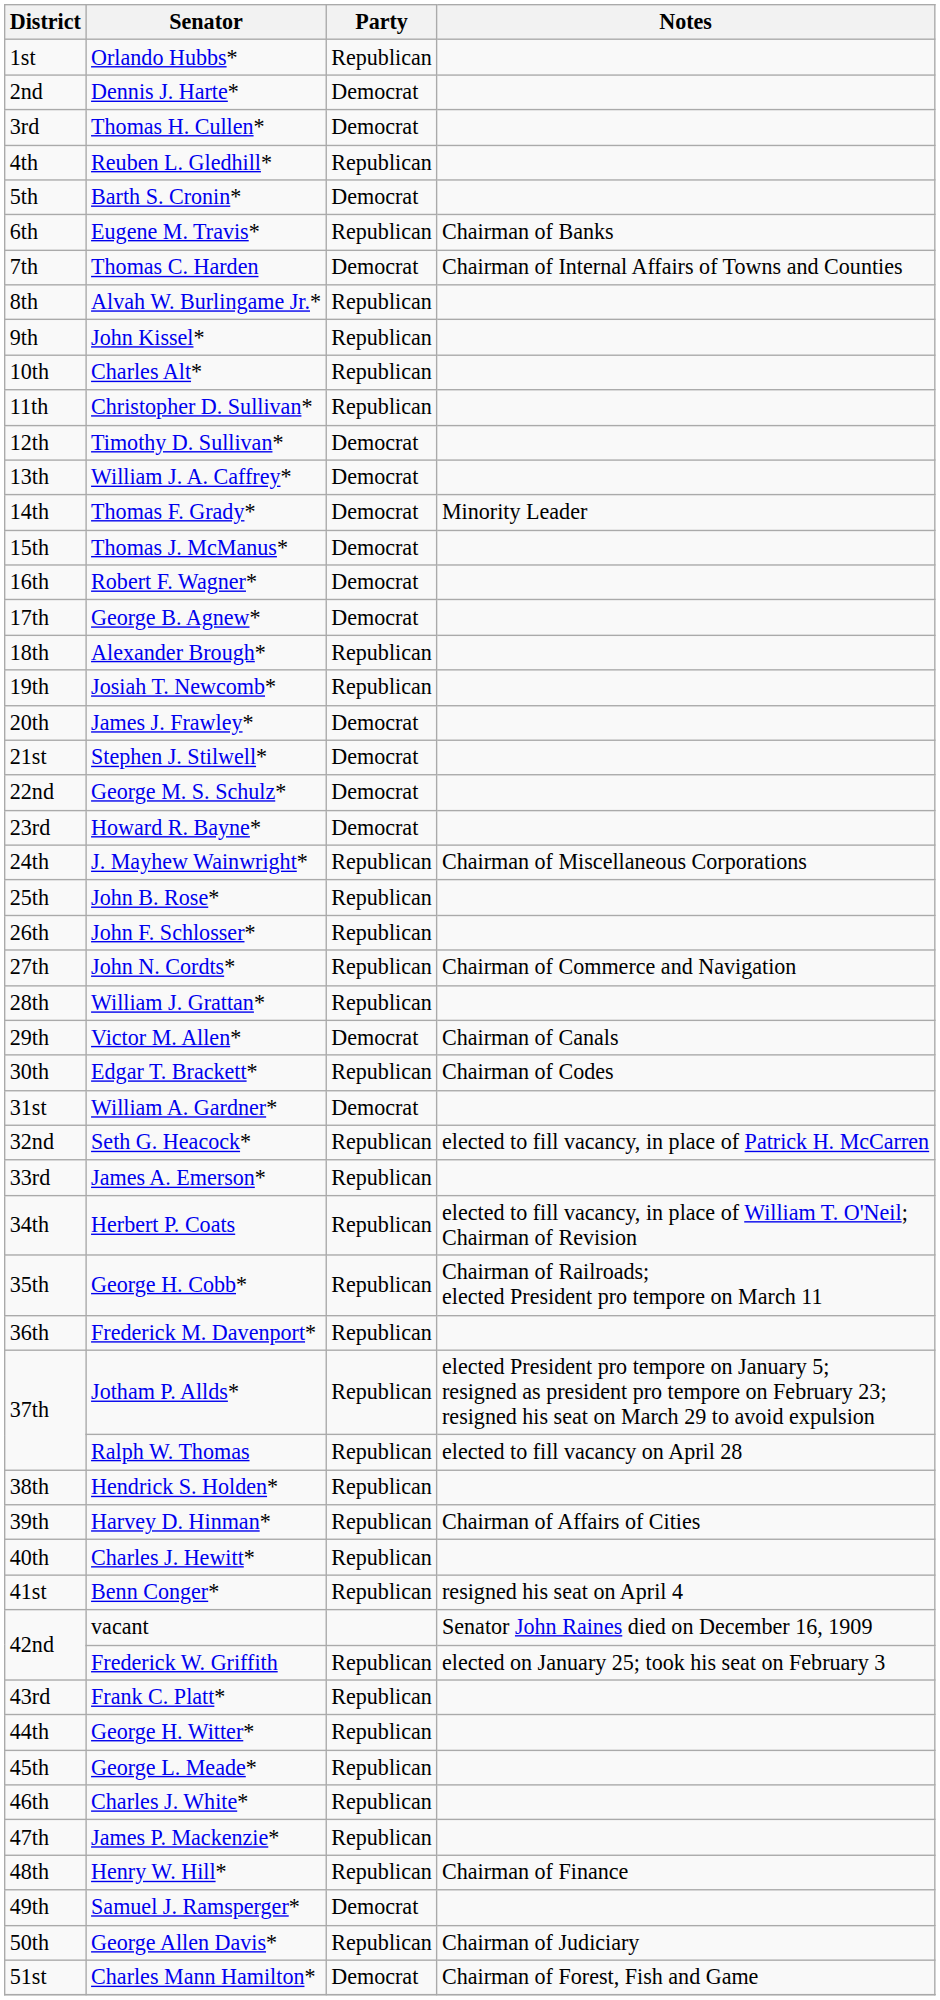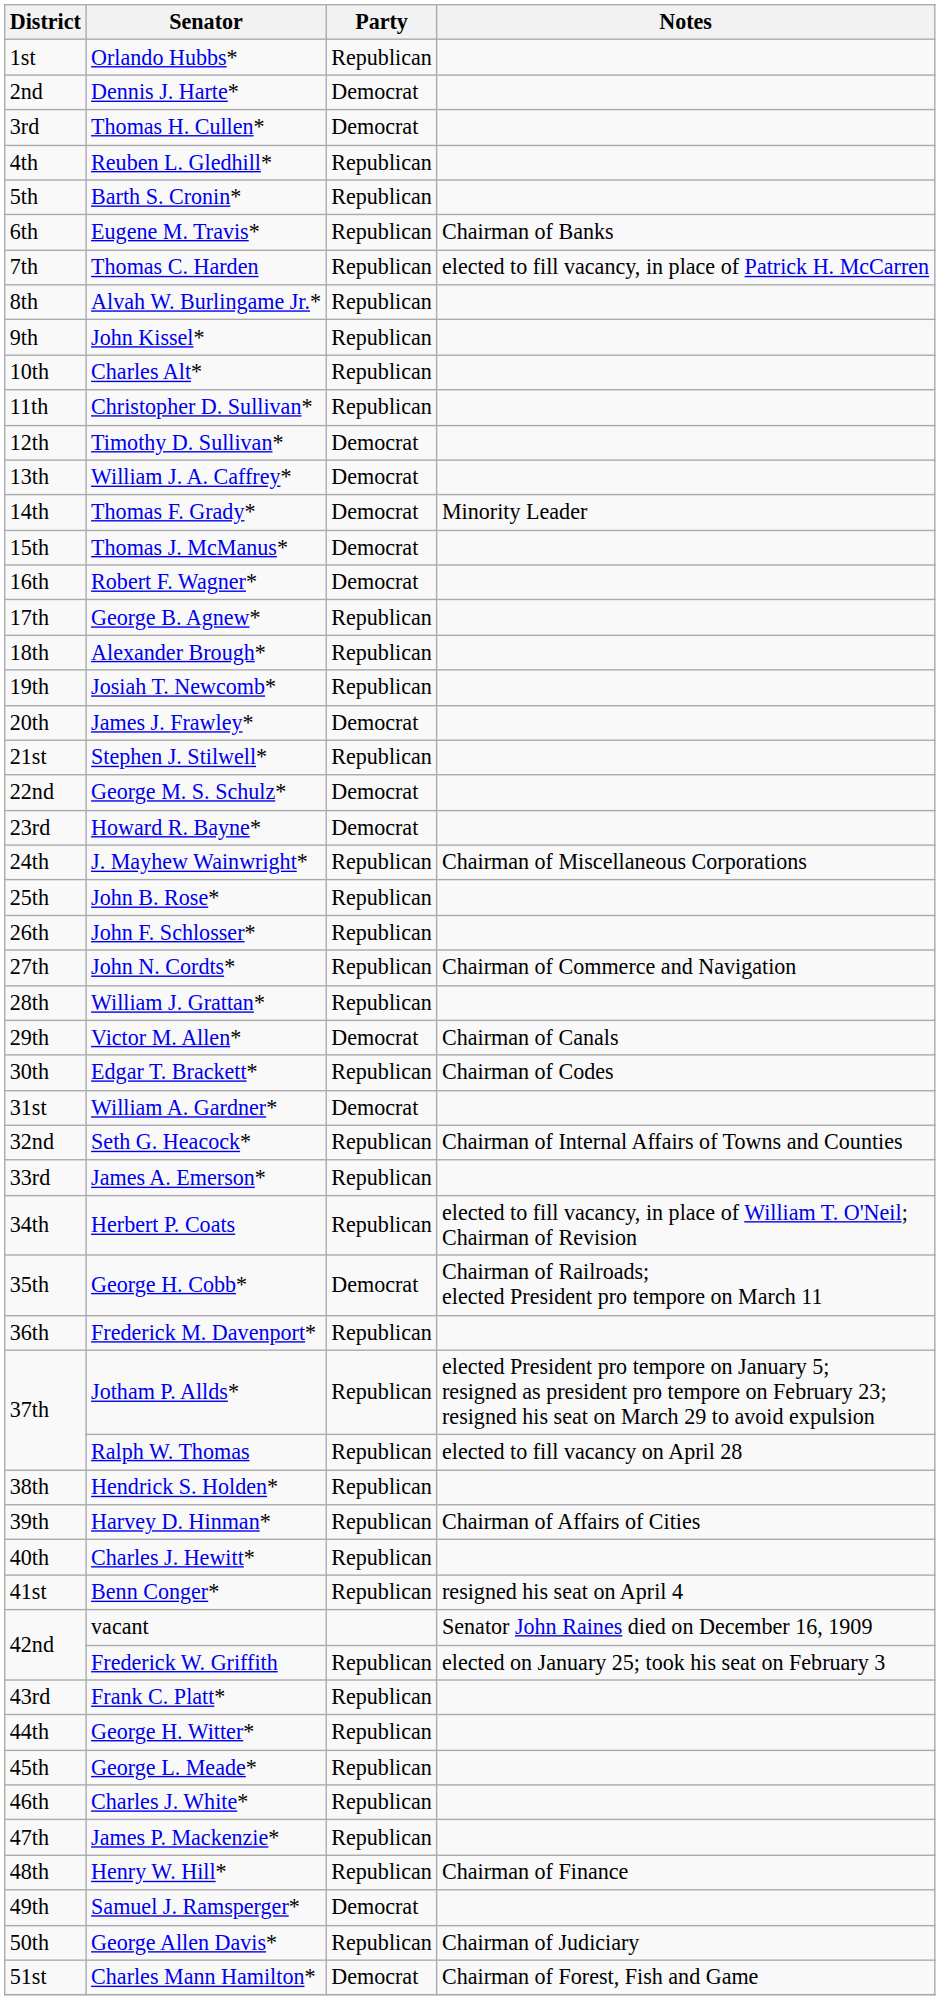(375, 197) Democrat -> (382, 197) Republican
(375, 267) Democrat -> (382, 267) Republican
(672, 267) Chairman of Internal Affairs of Towns and Counties -> (686, 267) elected to fill vacancy, in place of Patrick H. McCarren
(375, 617) Democrat -> (382, 617) Republican
(375, 757) Democrat -> (382, 757) Republican
(686, 1142) elected to fill vacancy, in place of Patrick H. McCarren -> (672, 1142) Chairman of Internal Affairs of Towns and Counties
(382, 1284) Republican -> (375, 1284) Democrat
